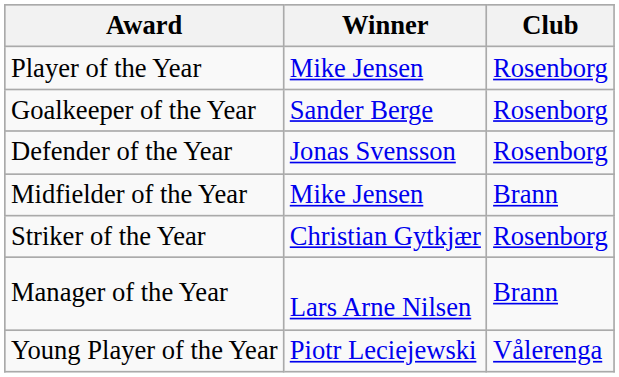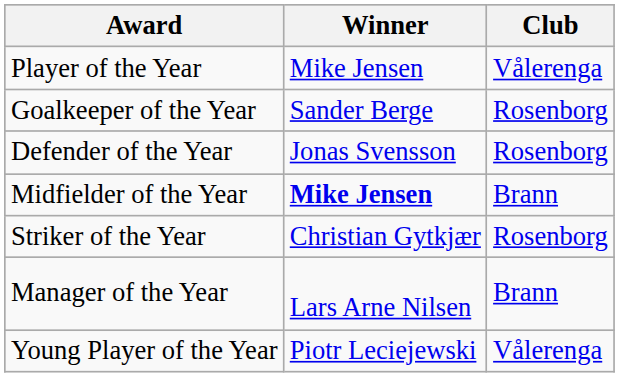(550, 67) Rosenborg -> (548, 67) Vålerenga
(357, 194) normal -> (361, 194) bold
